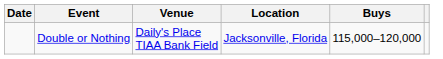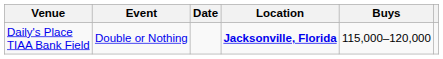columns swapped: (20, 13) <-> (177, 13)
(275, 38) normal -> (280, 38) bold
